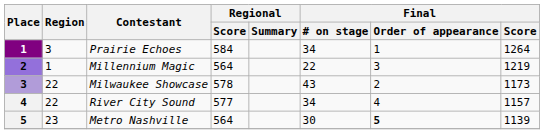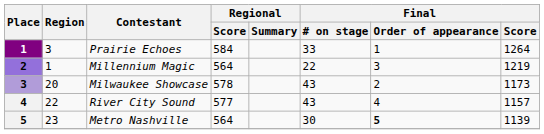(309, 49) 34 -> (309, 49) 33
(52, 85) 22 -> (52, 85) 20
(309, 102) 34 -> (309, 102) 43
